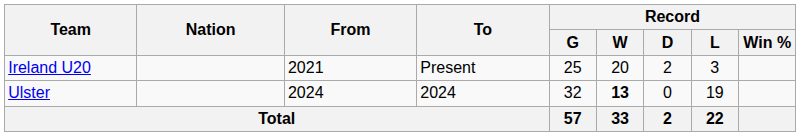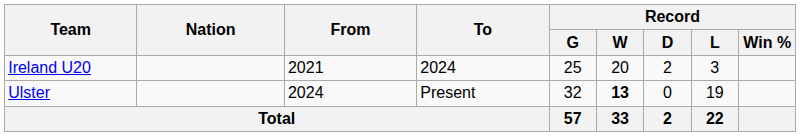(448, 67) Present -> (438, 67) 2024
(438, 93) 2024 -> (448, 93) Present
